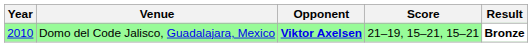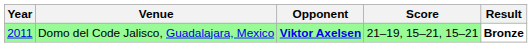(20, 33) 2010 -> (20, 33) 2011
